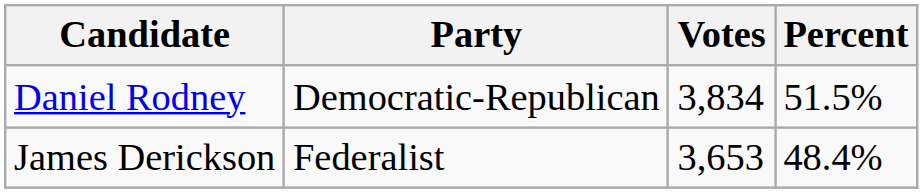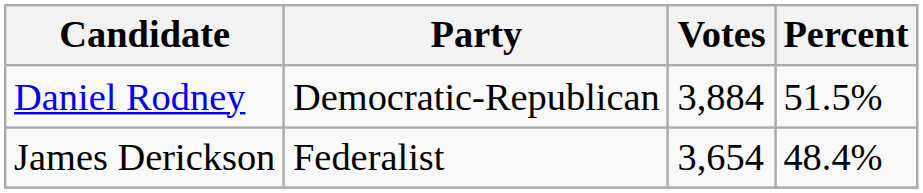(721, 95) 3,834 -> (721, 95) 3,884
(721, 156) 3,653 -> (721, 156) 3,654
